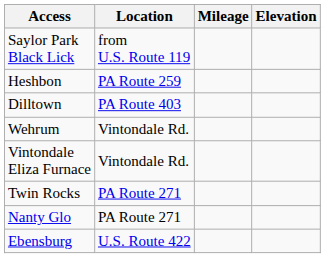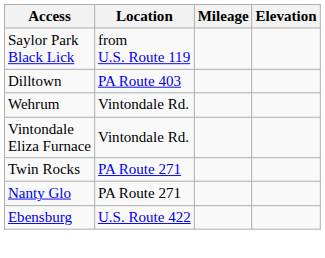- row: (35, 81)
